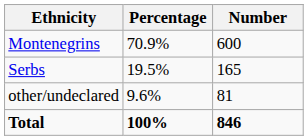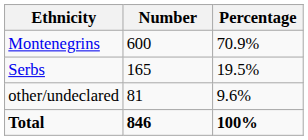columns swapped: (258, 17) <-> (168, 17)
